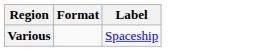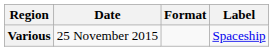+ column: (107, 14)
